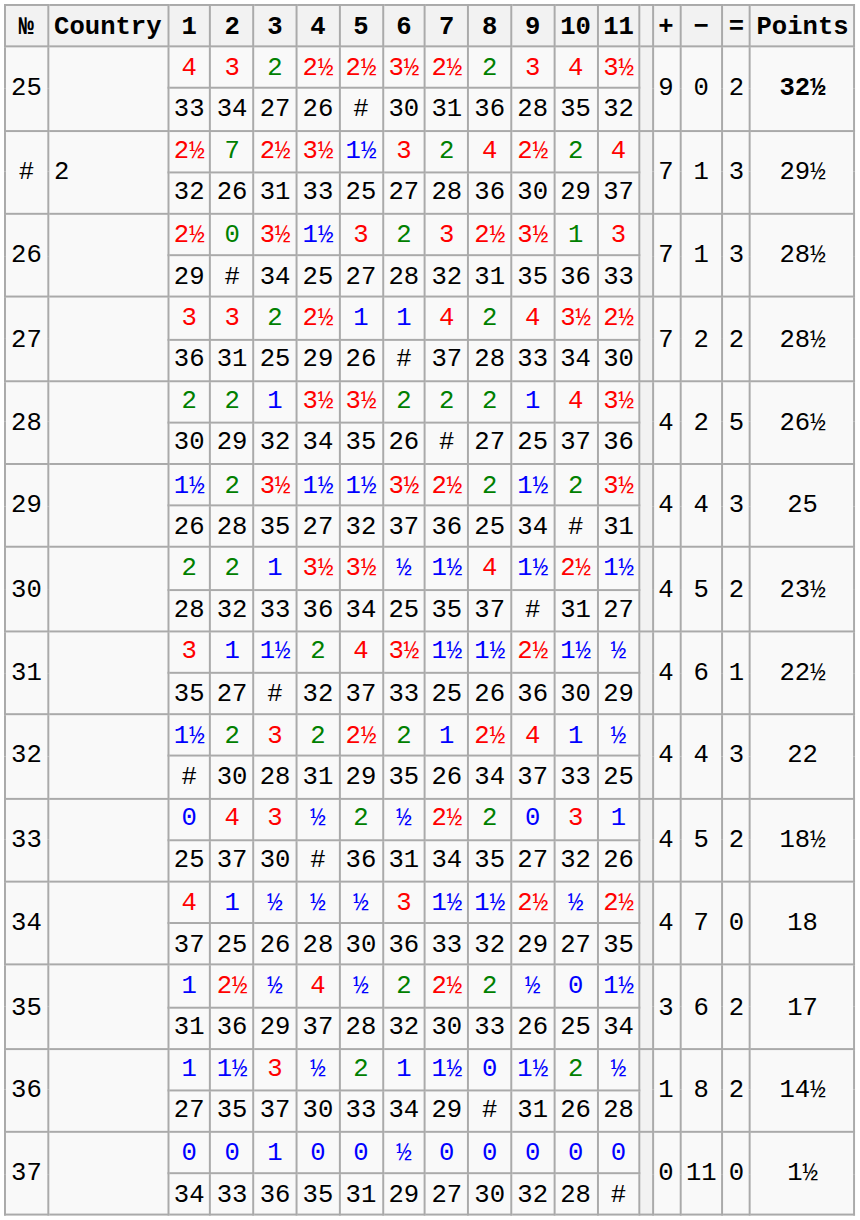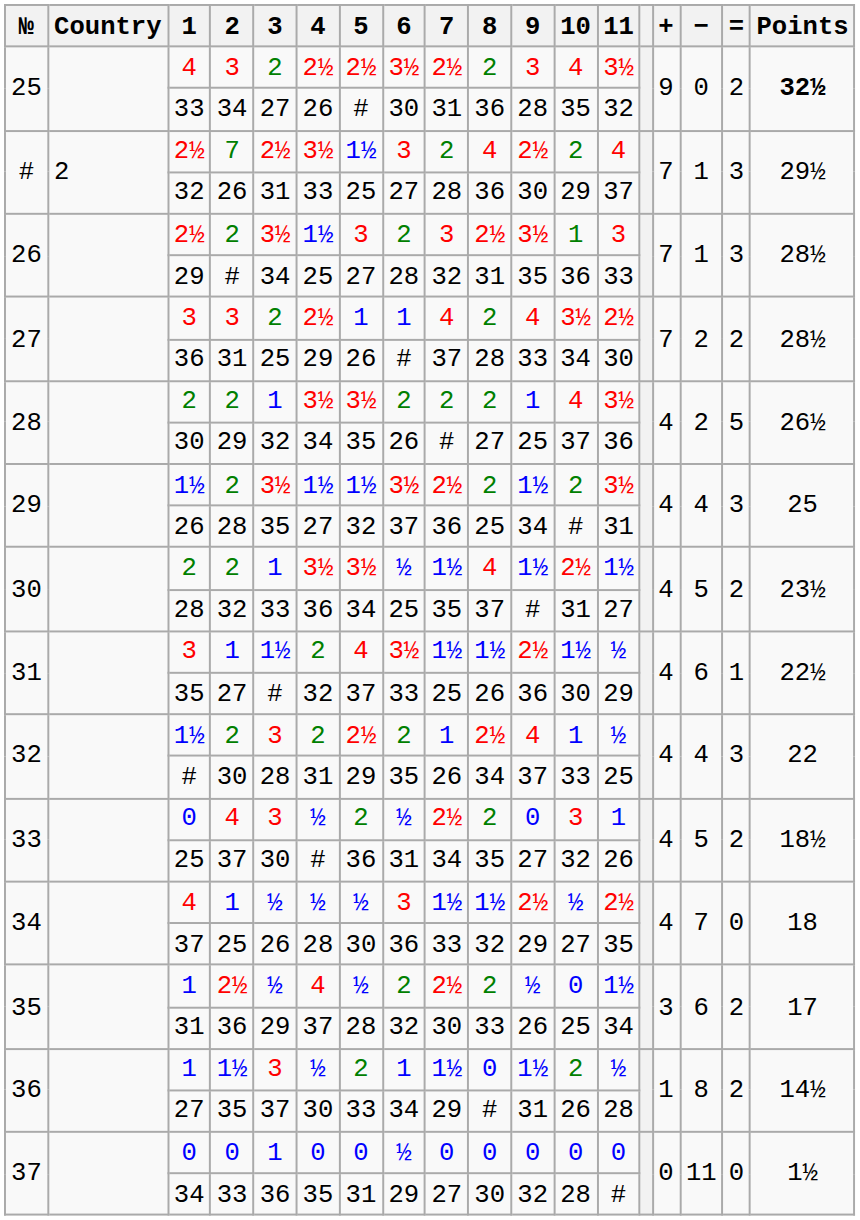(232, 235) 0 -> (232, 235) 2
